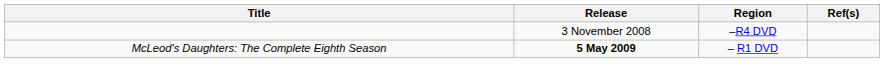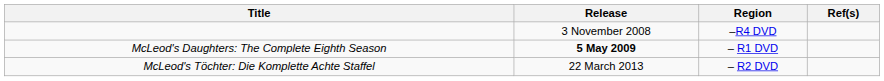+ row: (259, 66)
